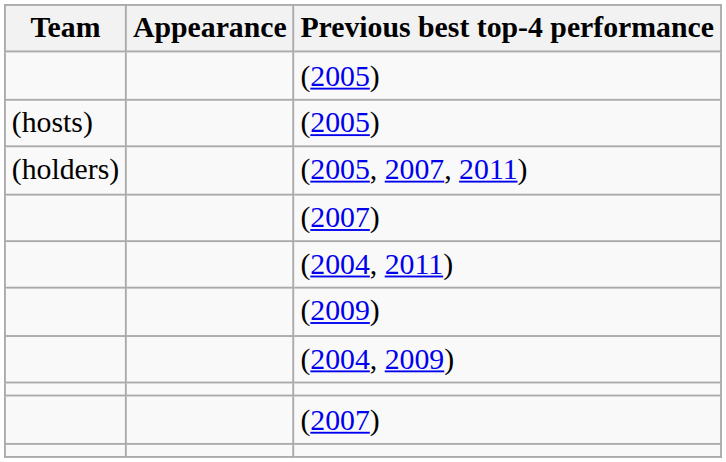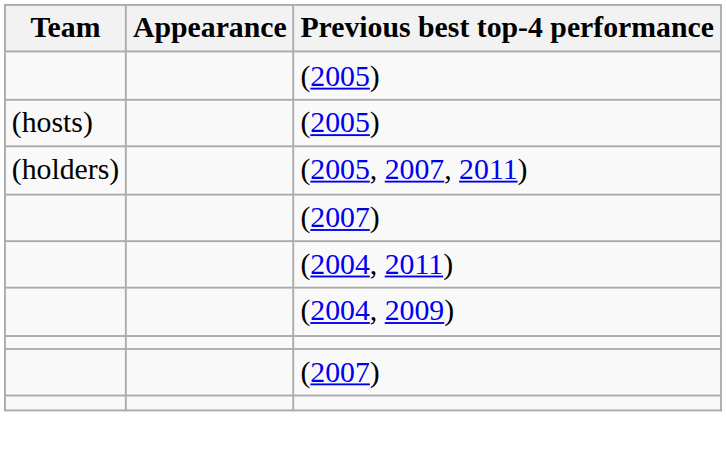- row: (66, 312)
